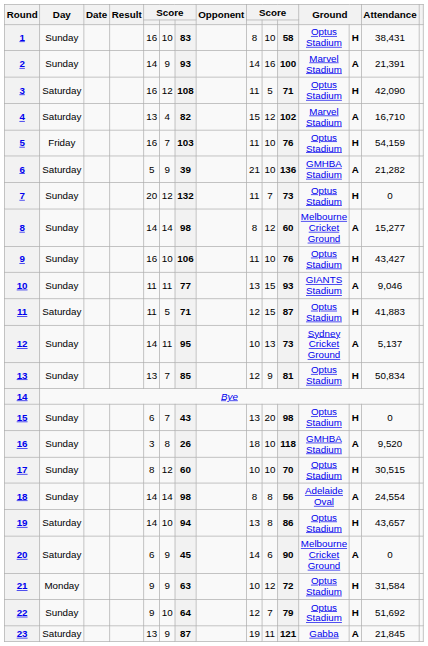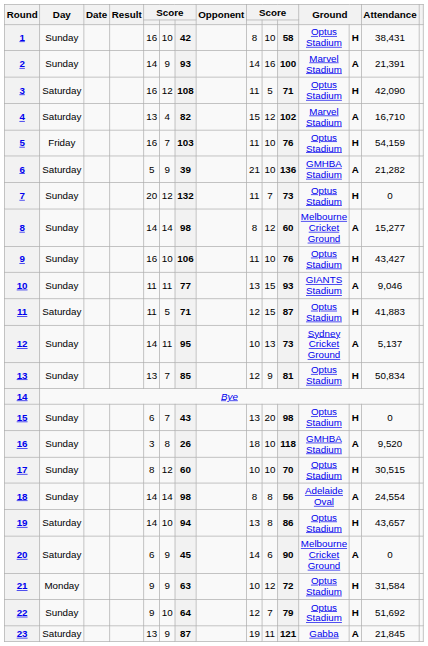(185, 38) 83 -> (185, 38) 42
